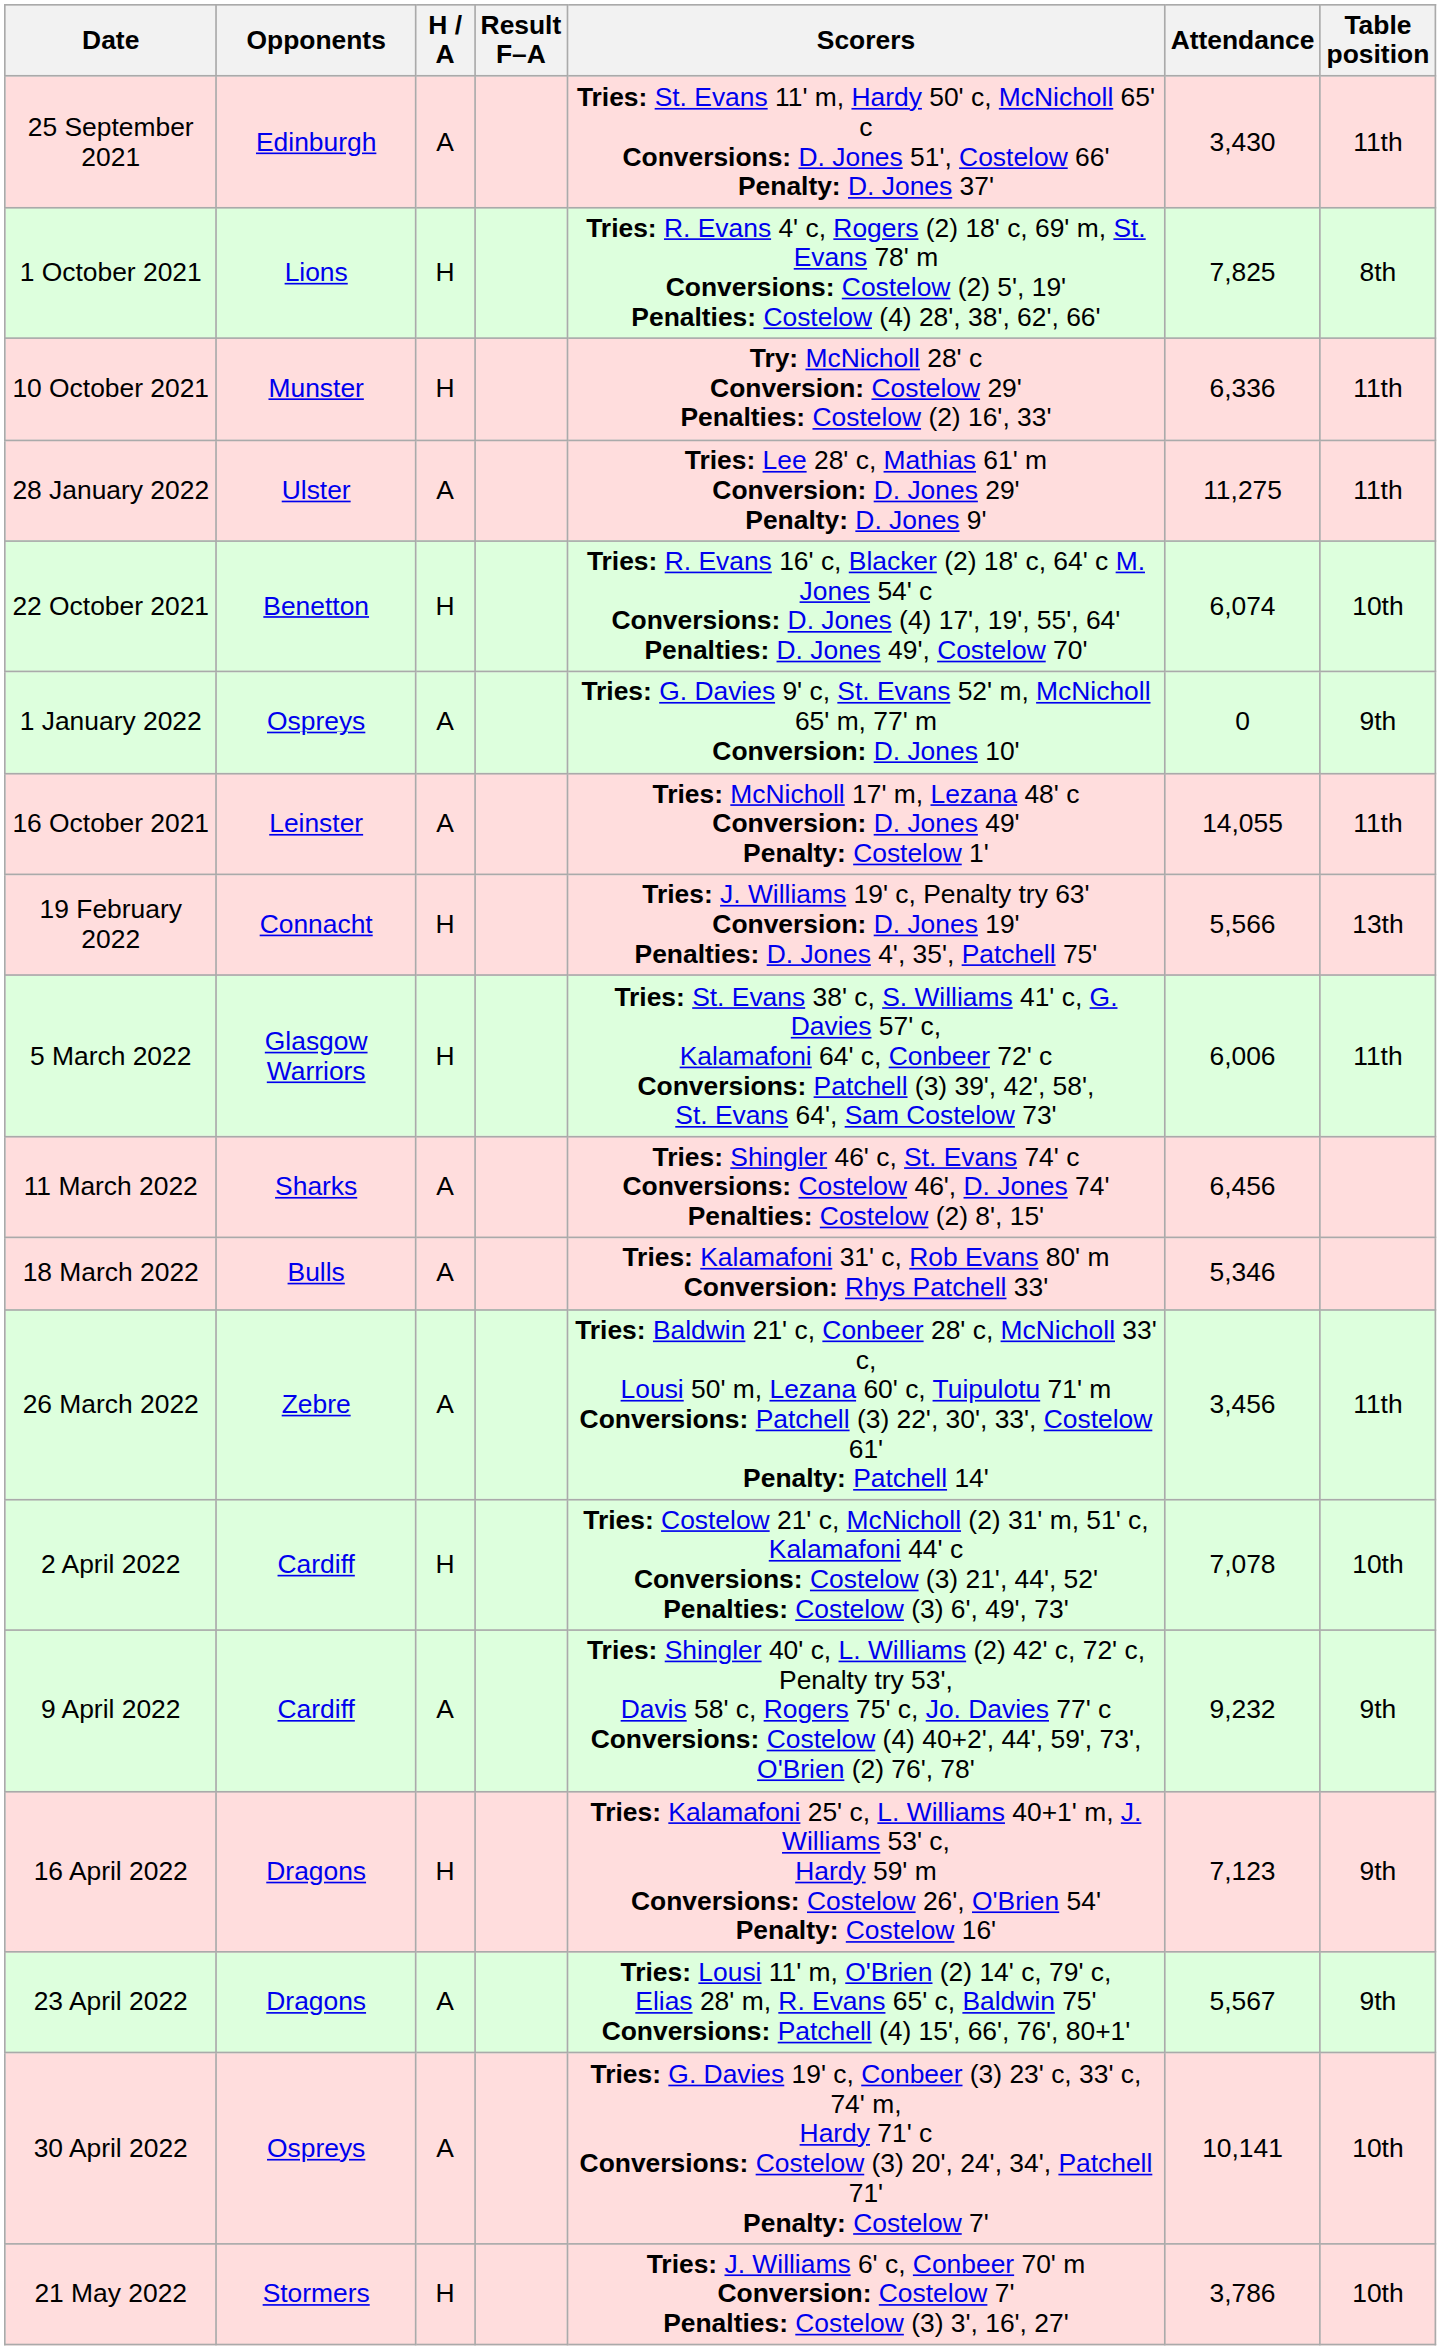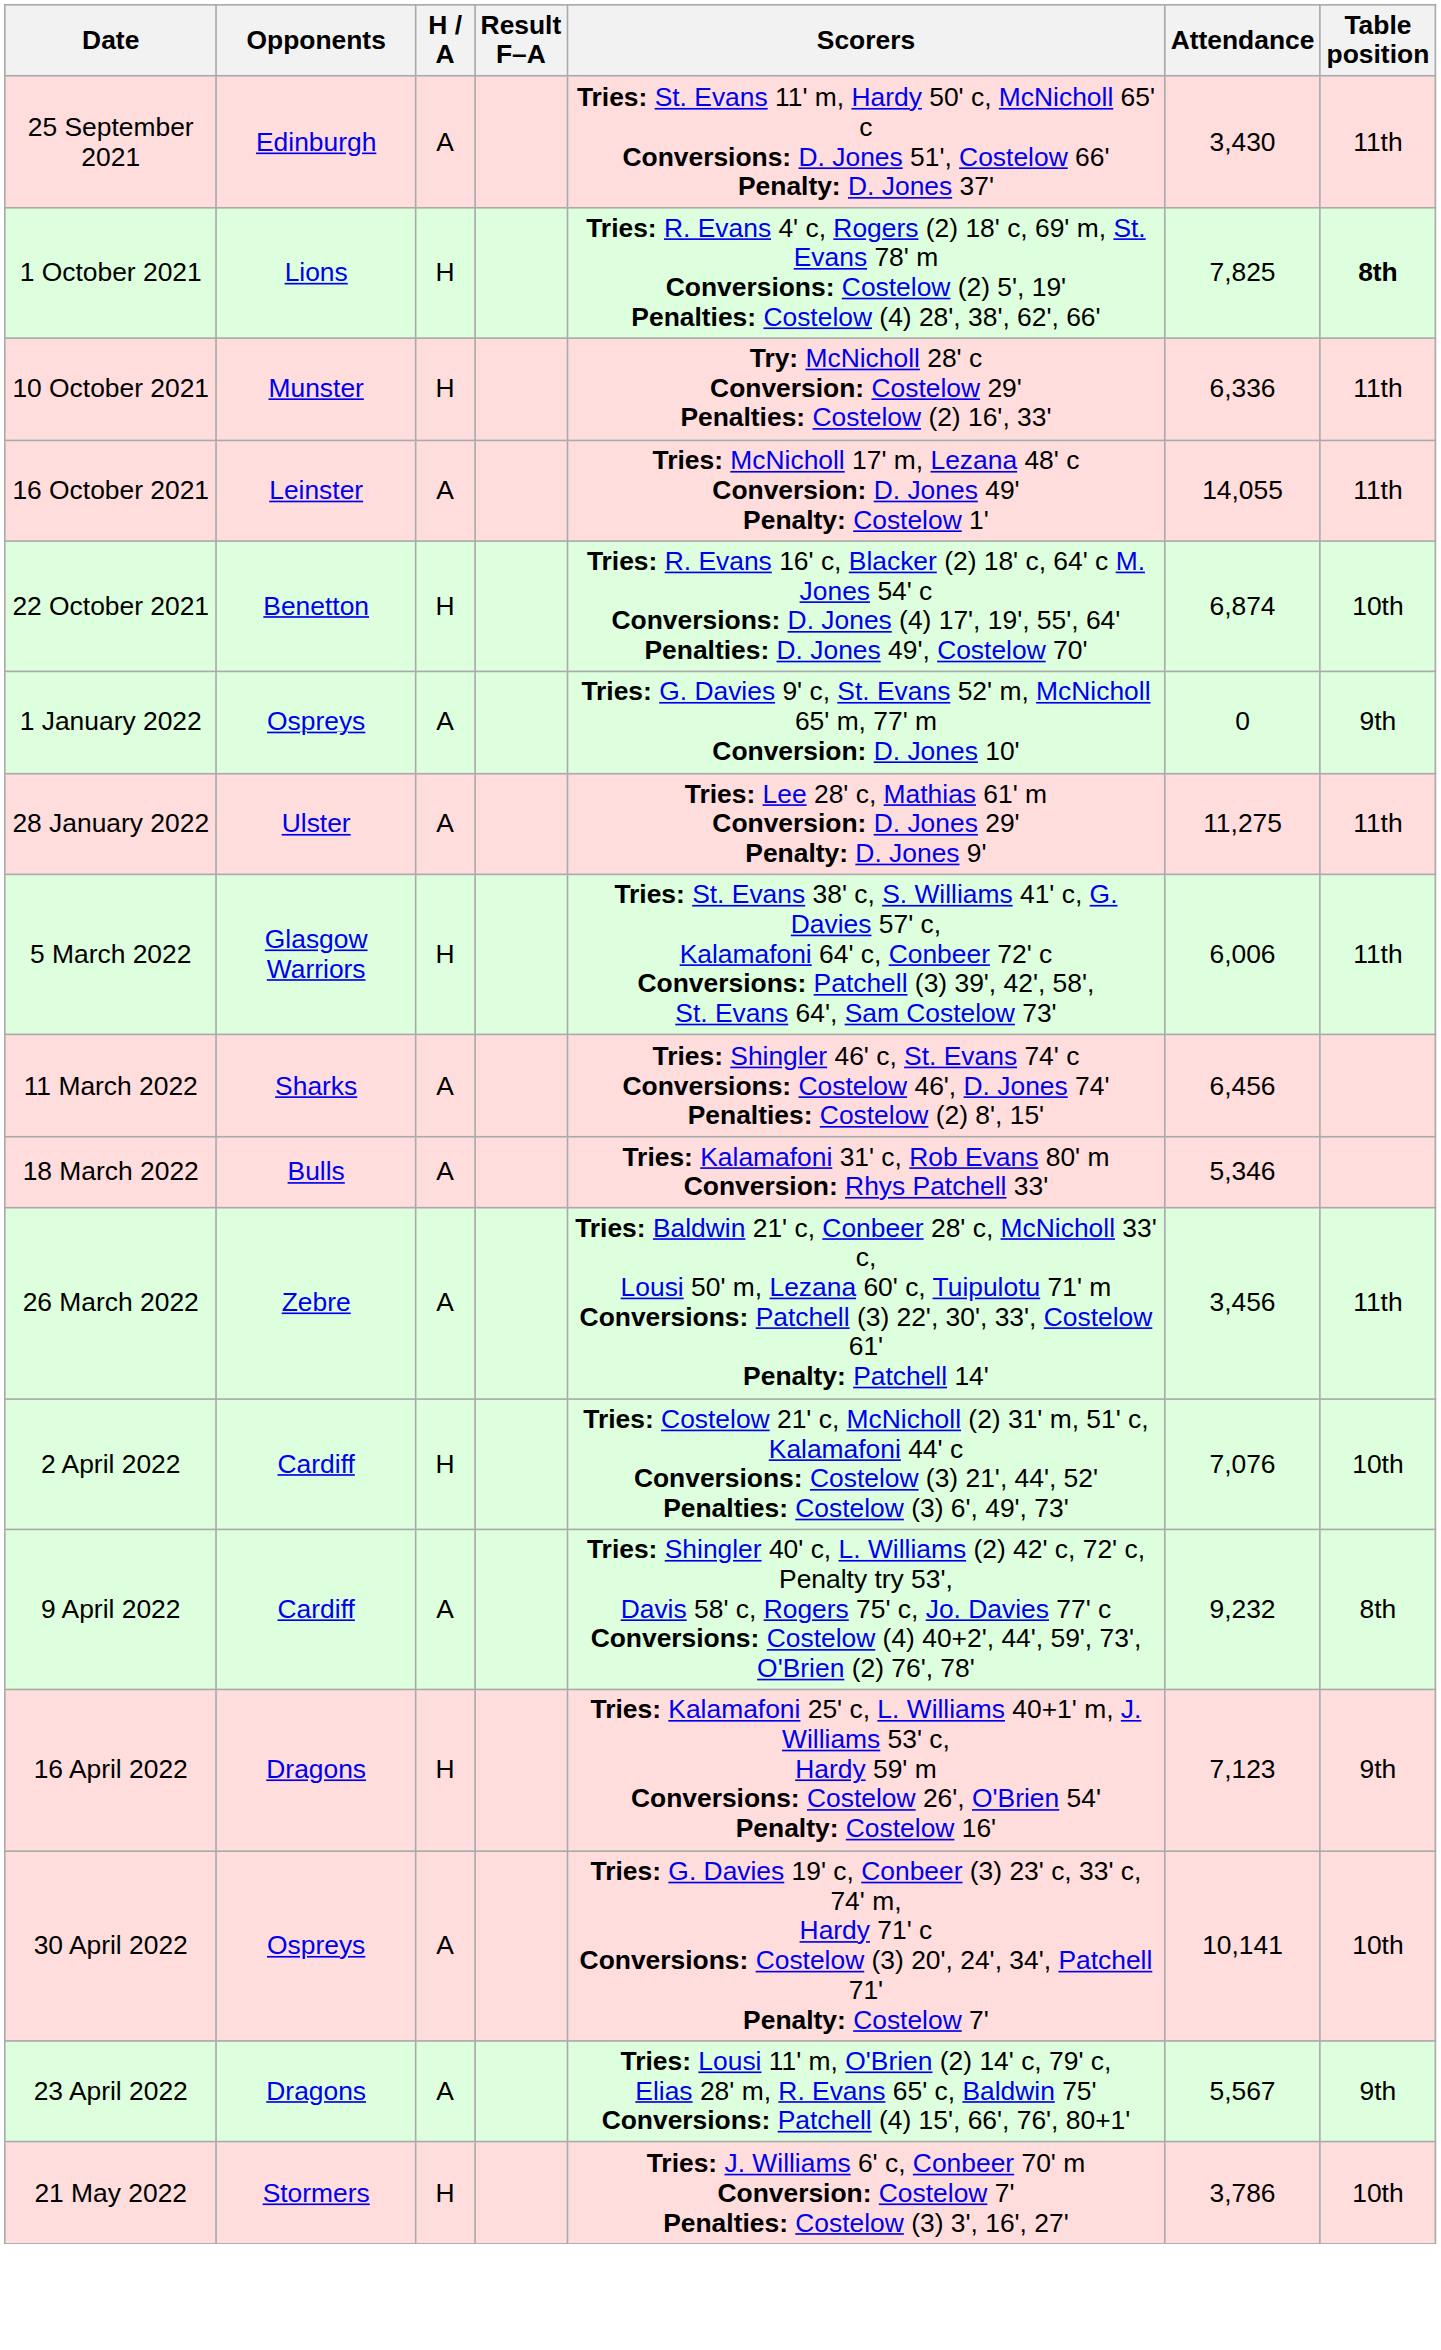(1378, 272) normal -> (1378, 272) bold
rows swapped: (111, 823) <-> (111, 489)
(1243, 606) 6,074 -> (1243, 606) 6,874
- row: (111, 924)
(1243, 1564) 7,078 -> (1243, 1463) 7,076
(1378, 1710) 9th -> (1378, 1609) 8th
rows swapped: (111, 2002) <-> (111, 2147)
